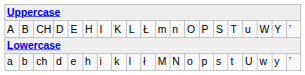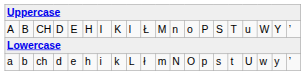(132, 29) L -> (130, 29) l
(162, 29) m -> (162, 29) M
(191, 29) O -> (190, 29) o
(130, 62) l -> (132, 62) L
(162, 62) M -> (162, 62) m
(190, 62) o -> (191, 62) O
